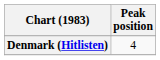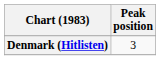(133, 45) 4 -> (133, 45) 3
